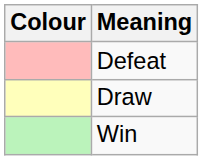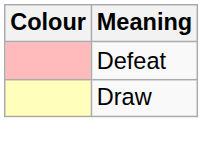- row: (117, 135)
